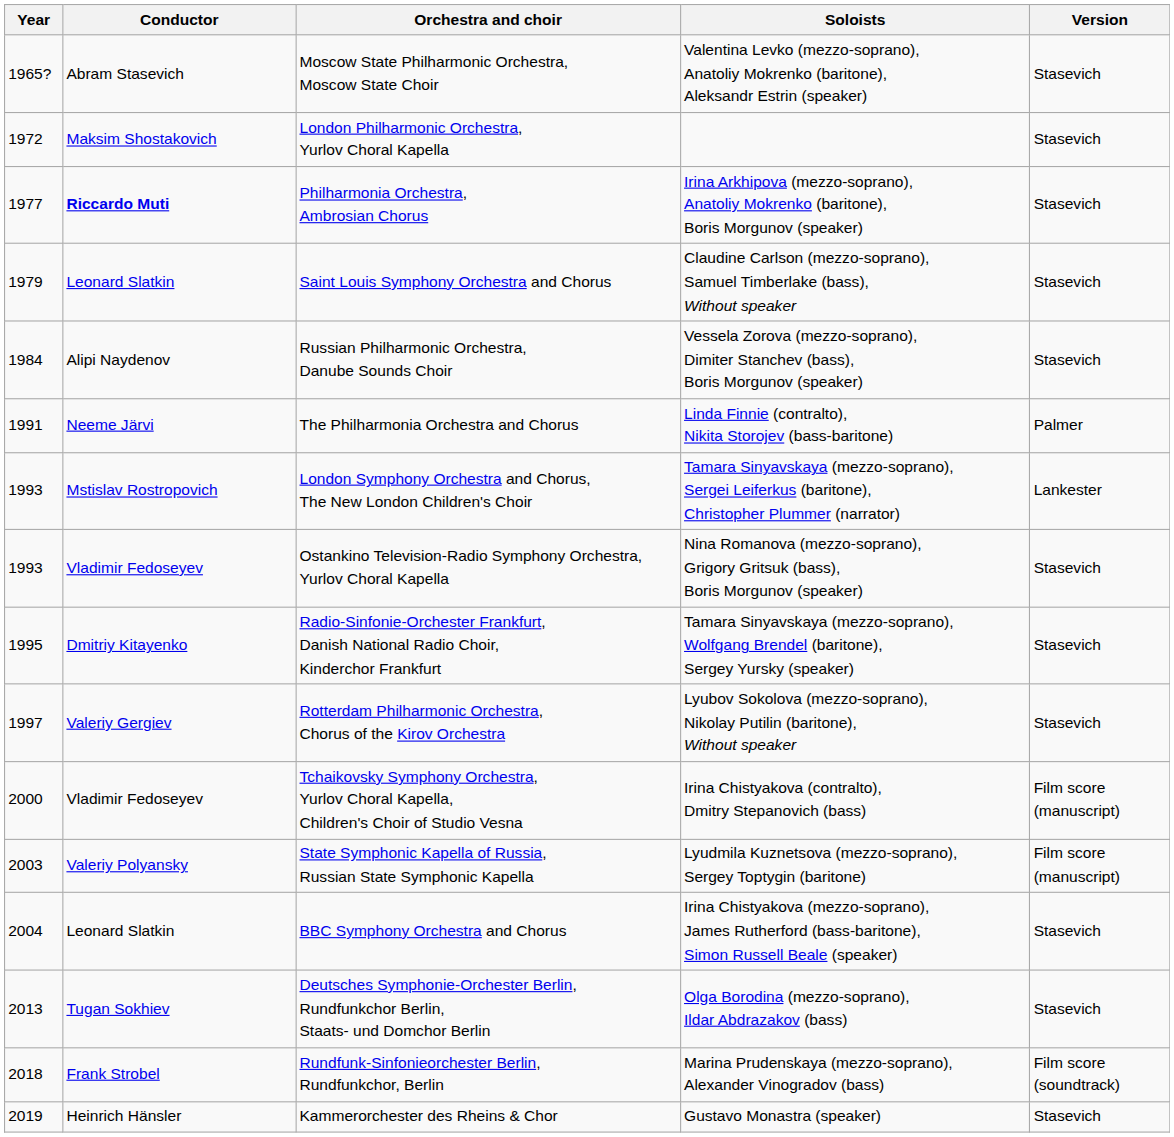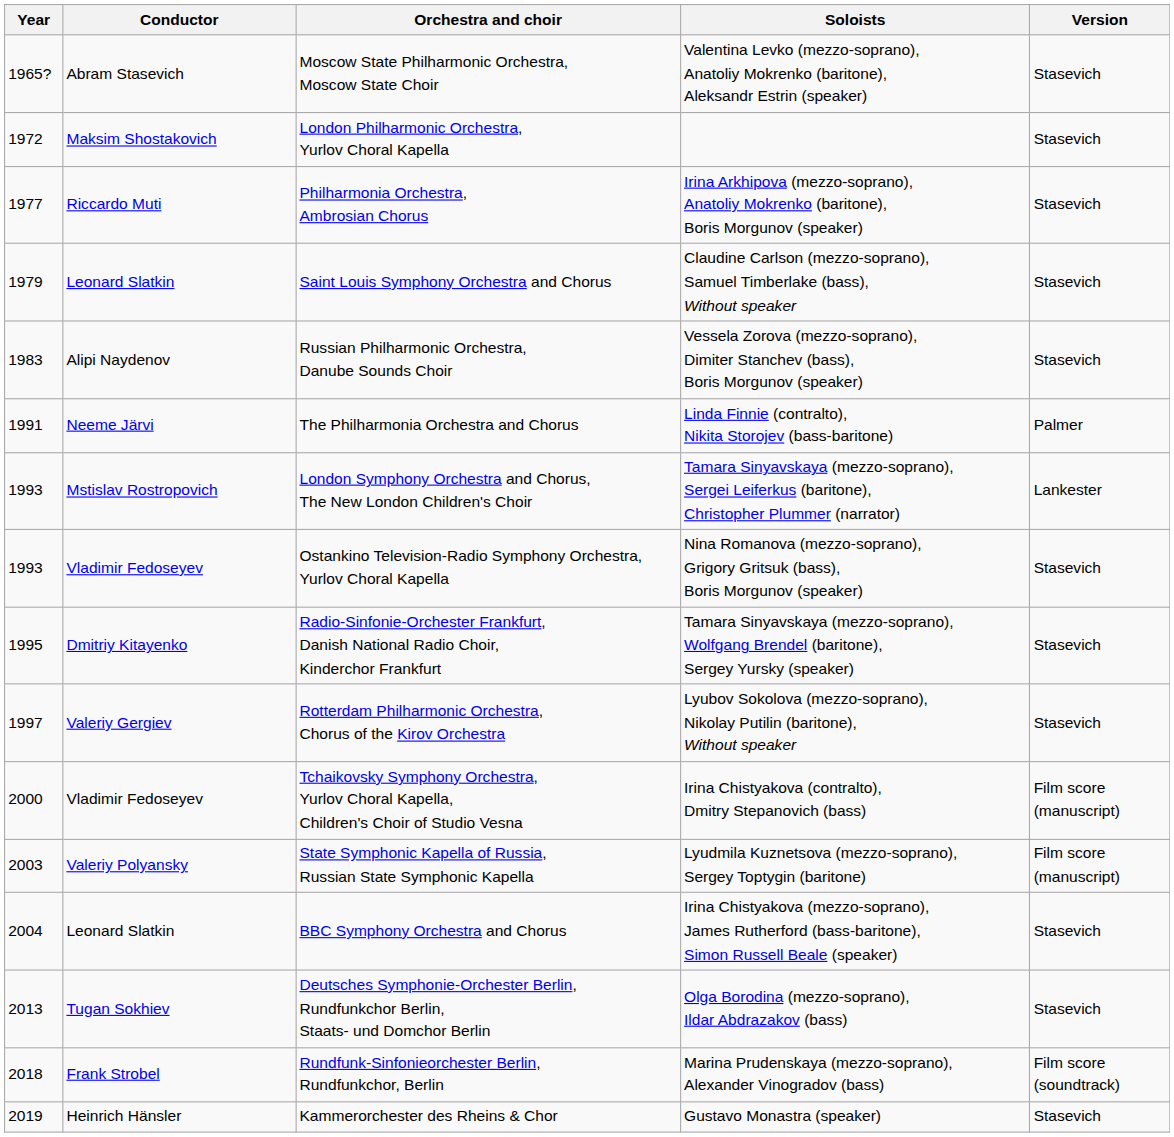(118, 205) bold -> (114, 205) normal
(25, 359) 1984 -> (25, 359) 1983
